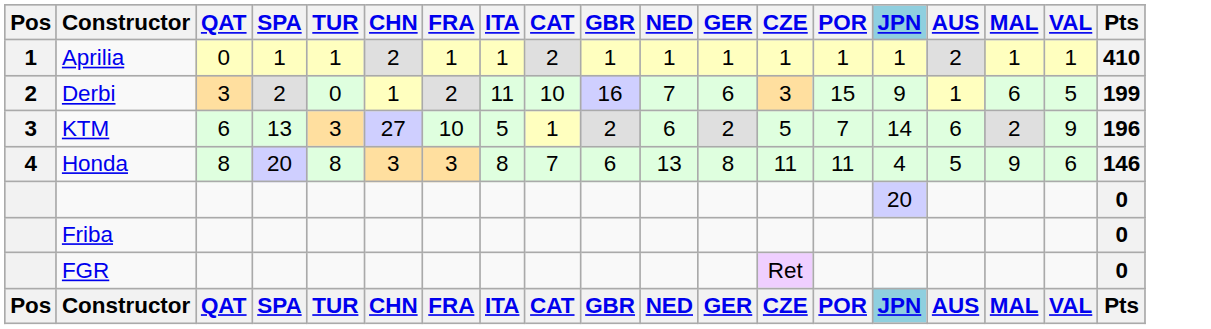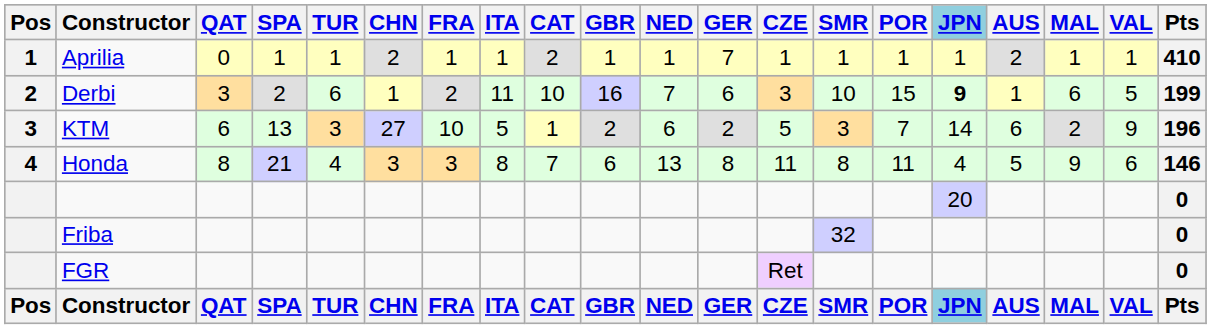+ column: (843, 22)
(728, 57) 1 -> (728, 57) 7
(335, 93) 0 -> (335, 93) 6
(899, 93) normal -> (960, 93) bold
(279, 164) 20 -> (279, 164) 21
(335, 164) 8 -> (335, 164) 4
